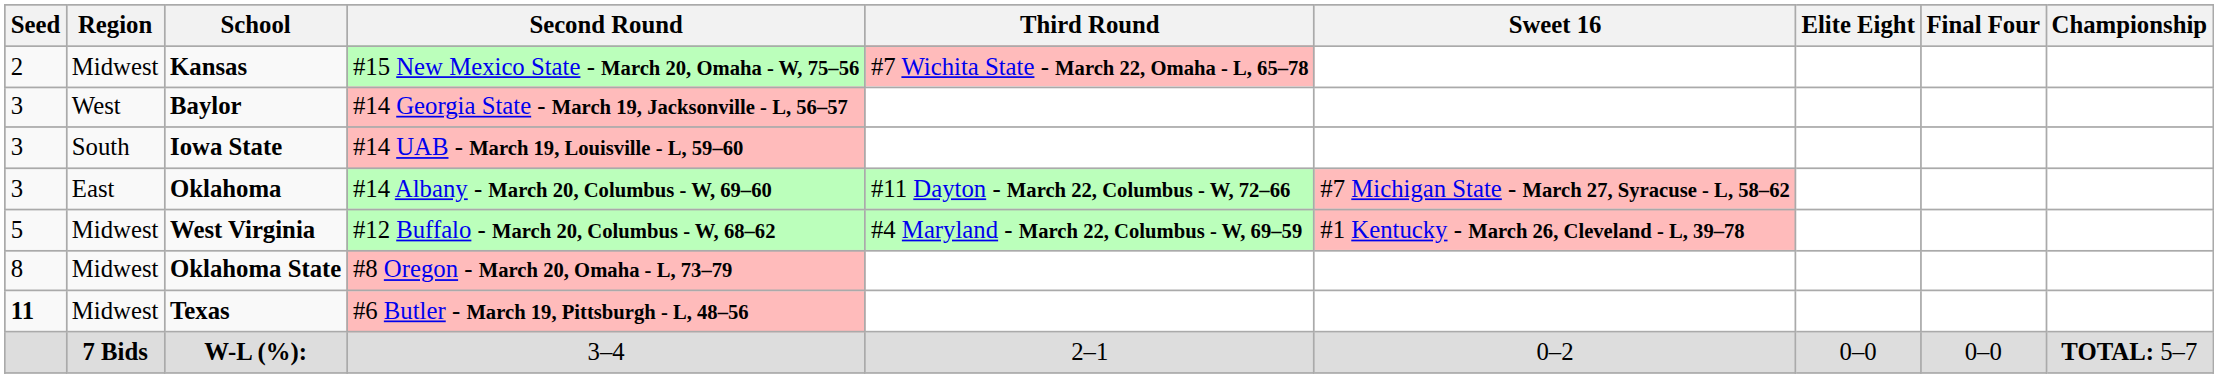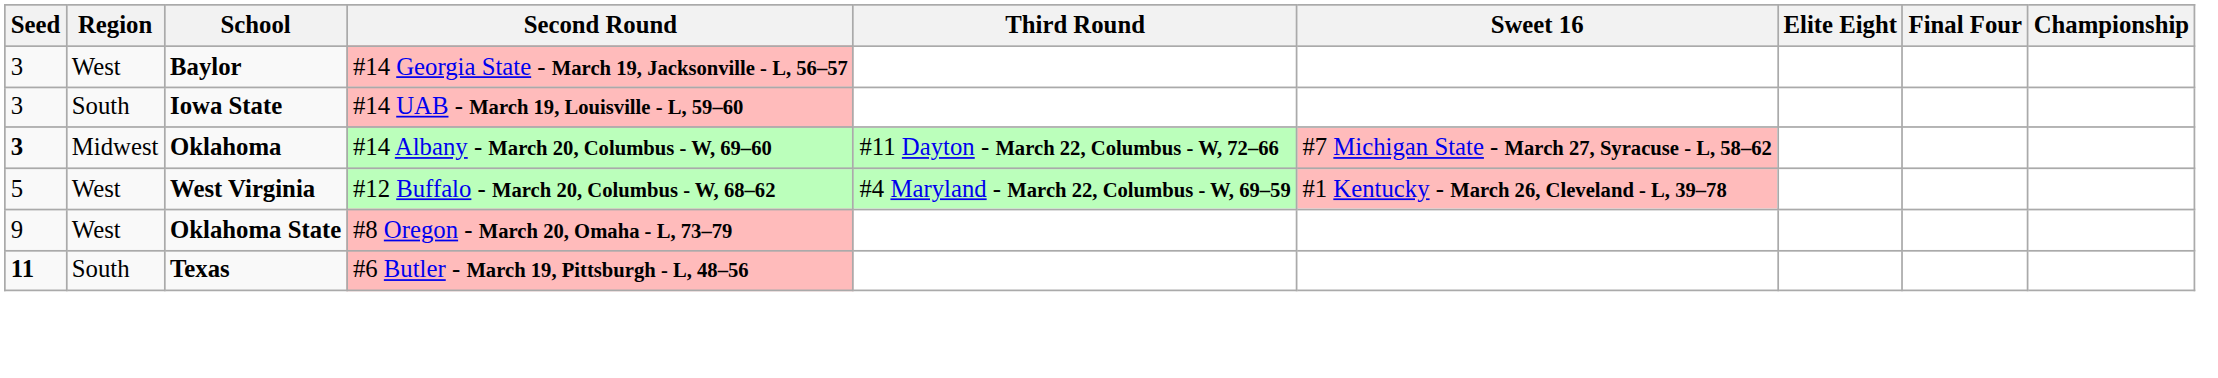- row: (209, 66)
(17, 188) normal -> (17, 147) bold
(93, 188) East -> (115, 147) Midwest
(115, 229) Midwest -> (96, 188) West
(17, 270) 8 -> (17, 229) 9
(115, 270) Midwest -> (96, 229) West
(115, 311) Midwest -> (101, 270) South
- row: (256, 352)
